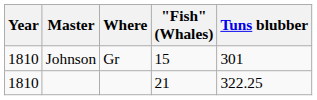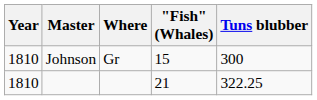(232, 58) 301 -> (232, 58) 300
